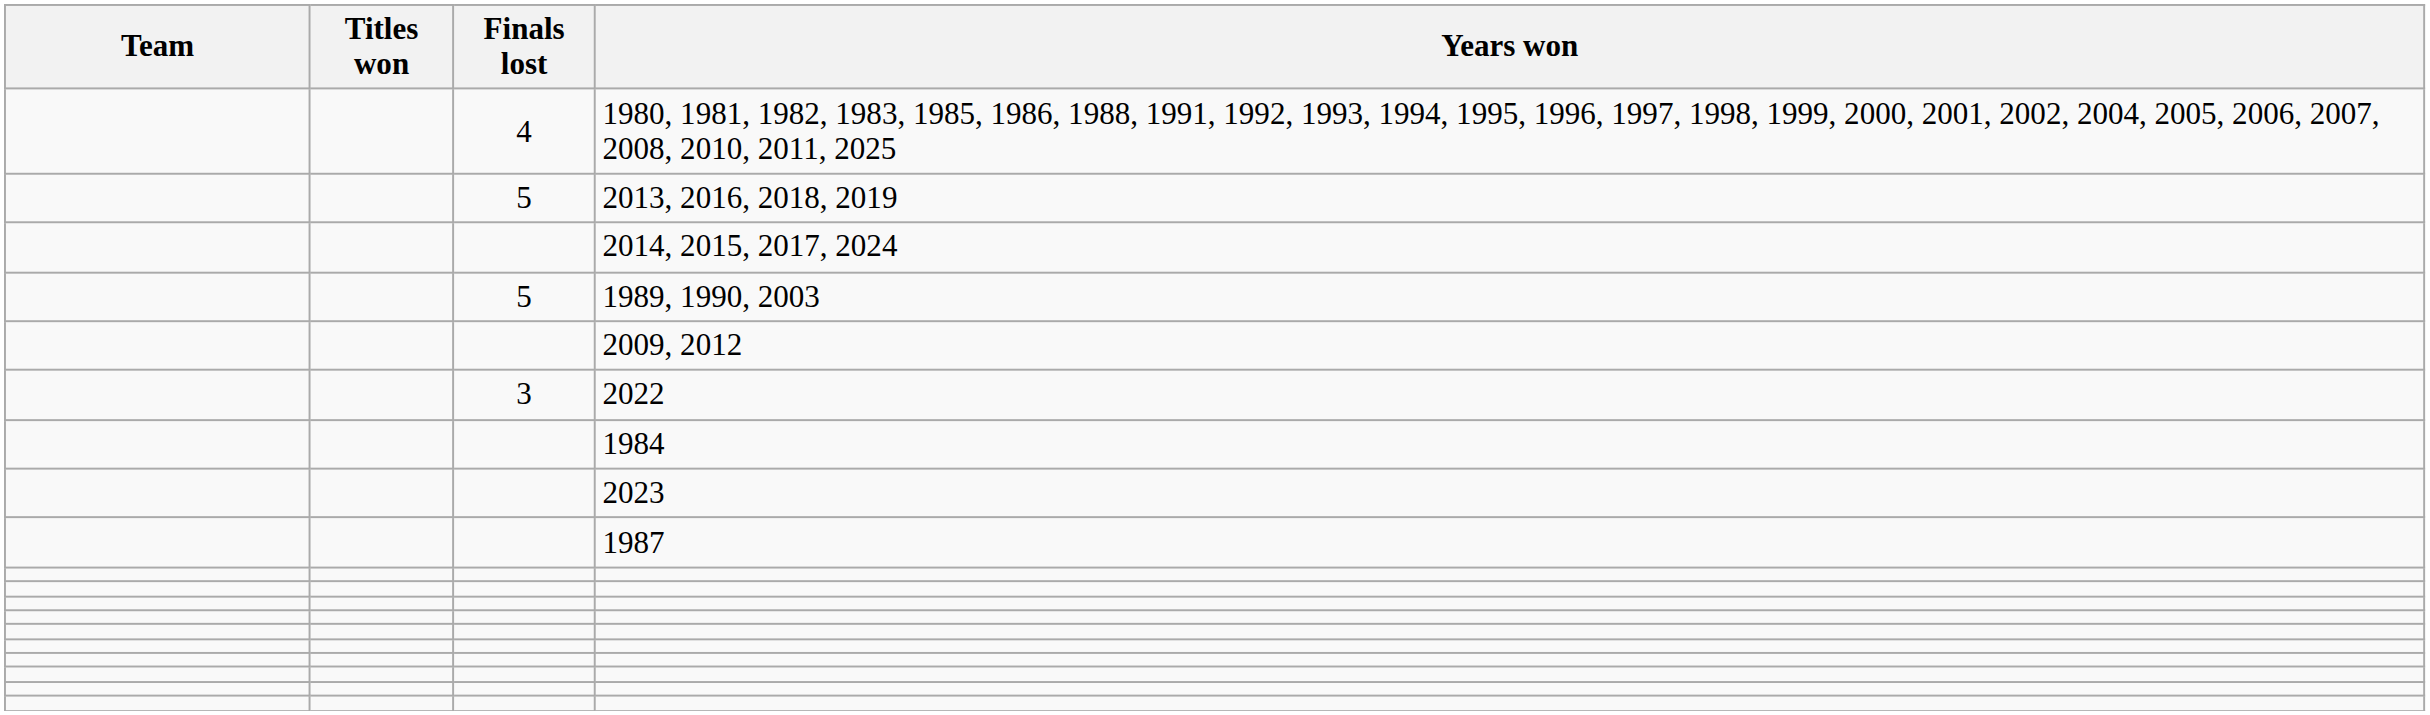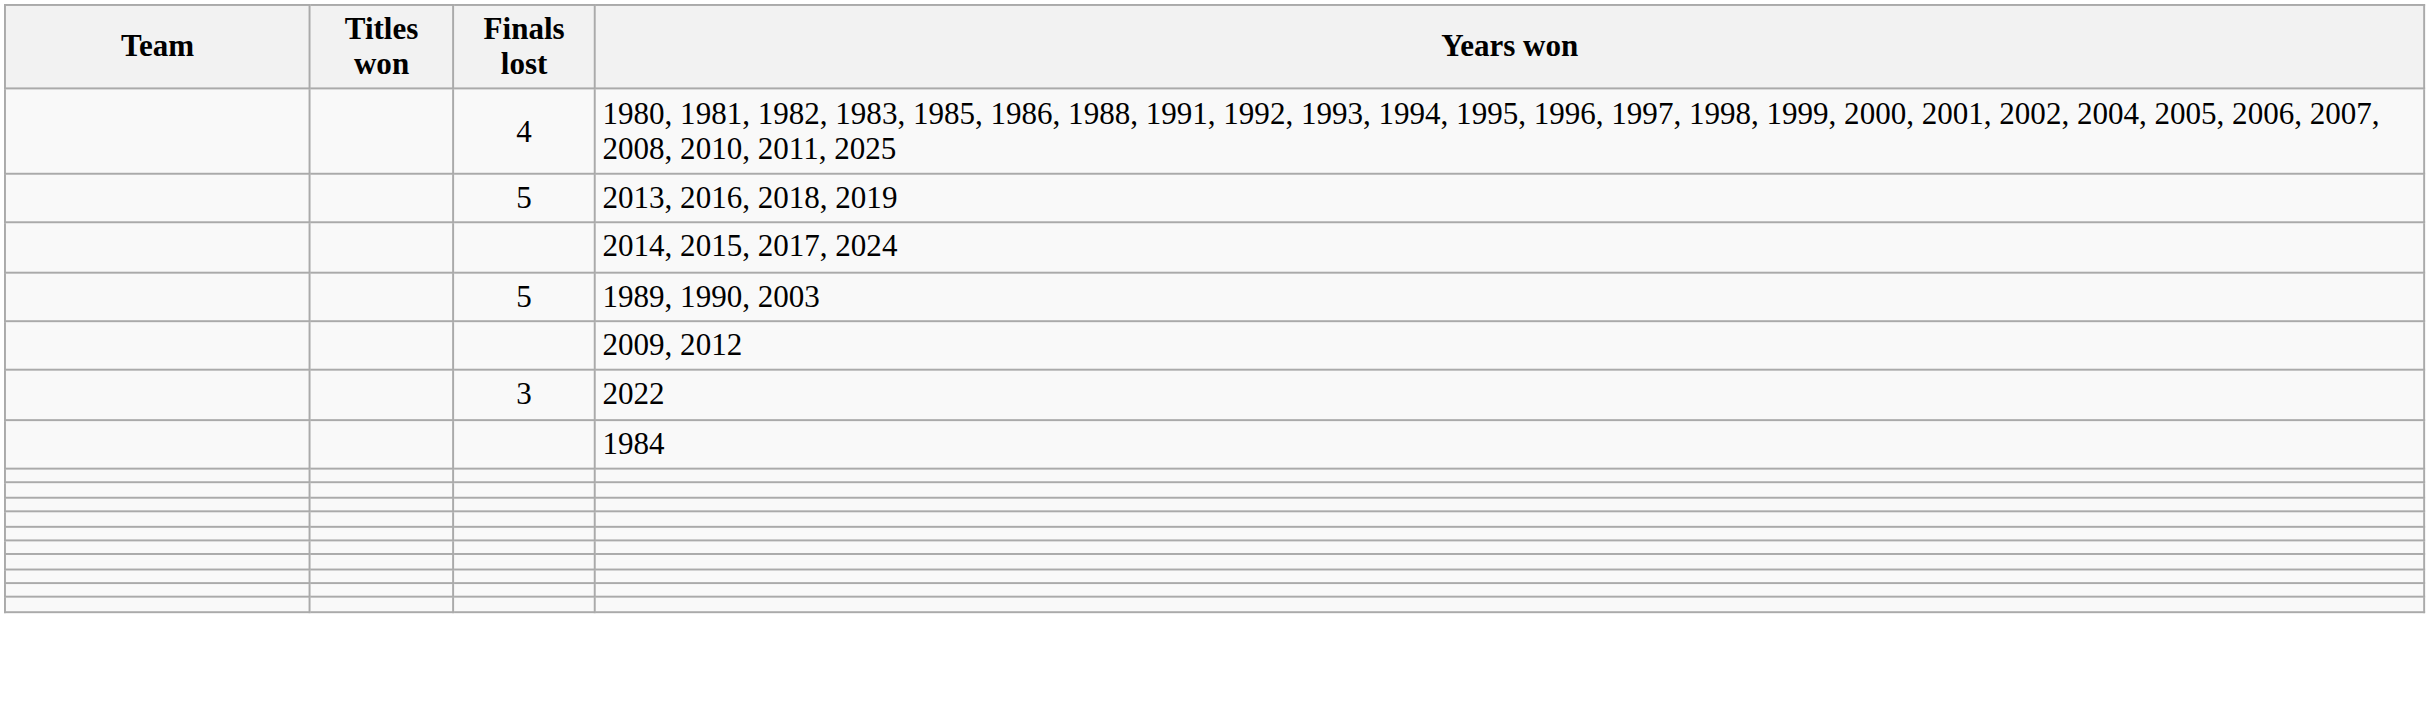- row: (524, 493)
- row: (524, 542)
